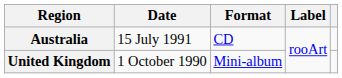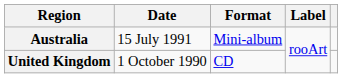(223, 38) CD -> (248, 38) Mini-album
(248, 61) Mini-album -> (223, 61) CD
